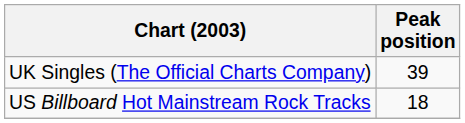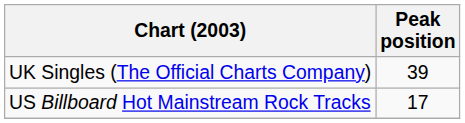(418, 103) 18 -> (418, 103) 17
